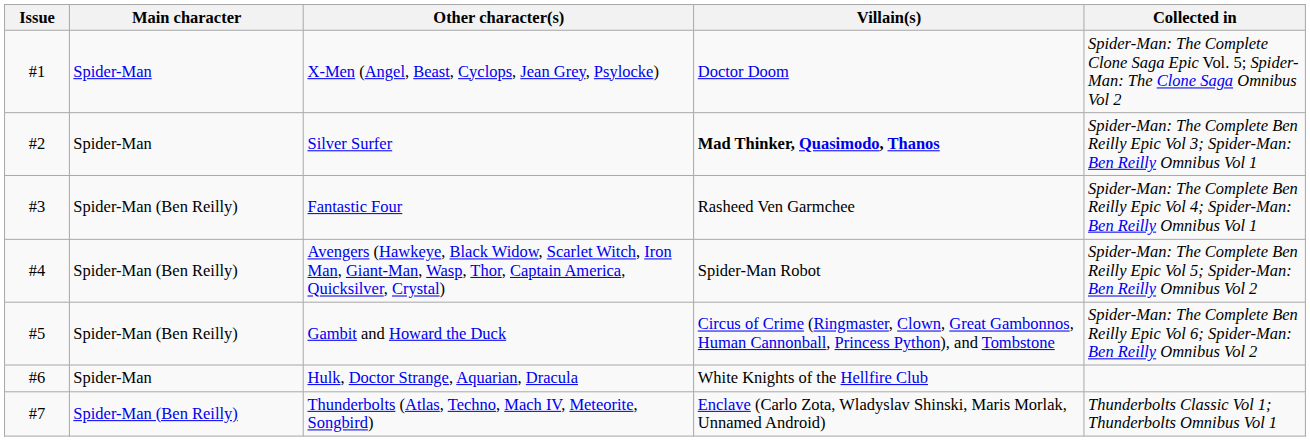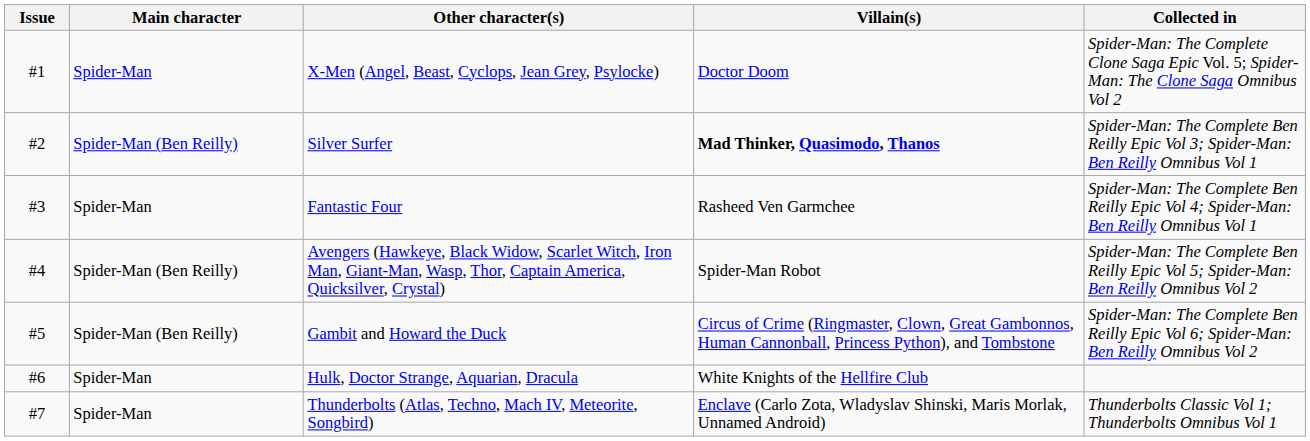(113, 144) Spider-Man -> (156, 144) Spider-Man (Ben Reilly)
(156, 207) Spider-Man (Ben Reilly) -> (113, 207) Spider-Man
(156, 413) Spider-Man (Ben Reilly) -> (113, 413) Spider-Man
